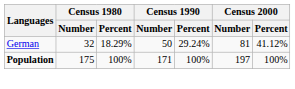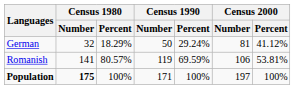+ row: (27, 60)
(87, 60) normal -> (87, 76) bold
